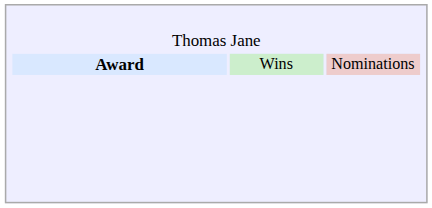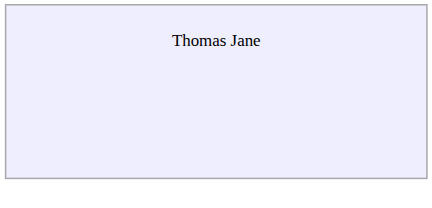- row: (120, 65)
